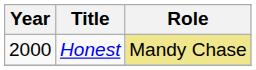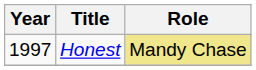(30, 49) 2000 -> (30, 49) 1997
